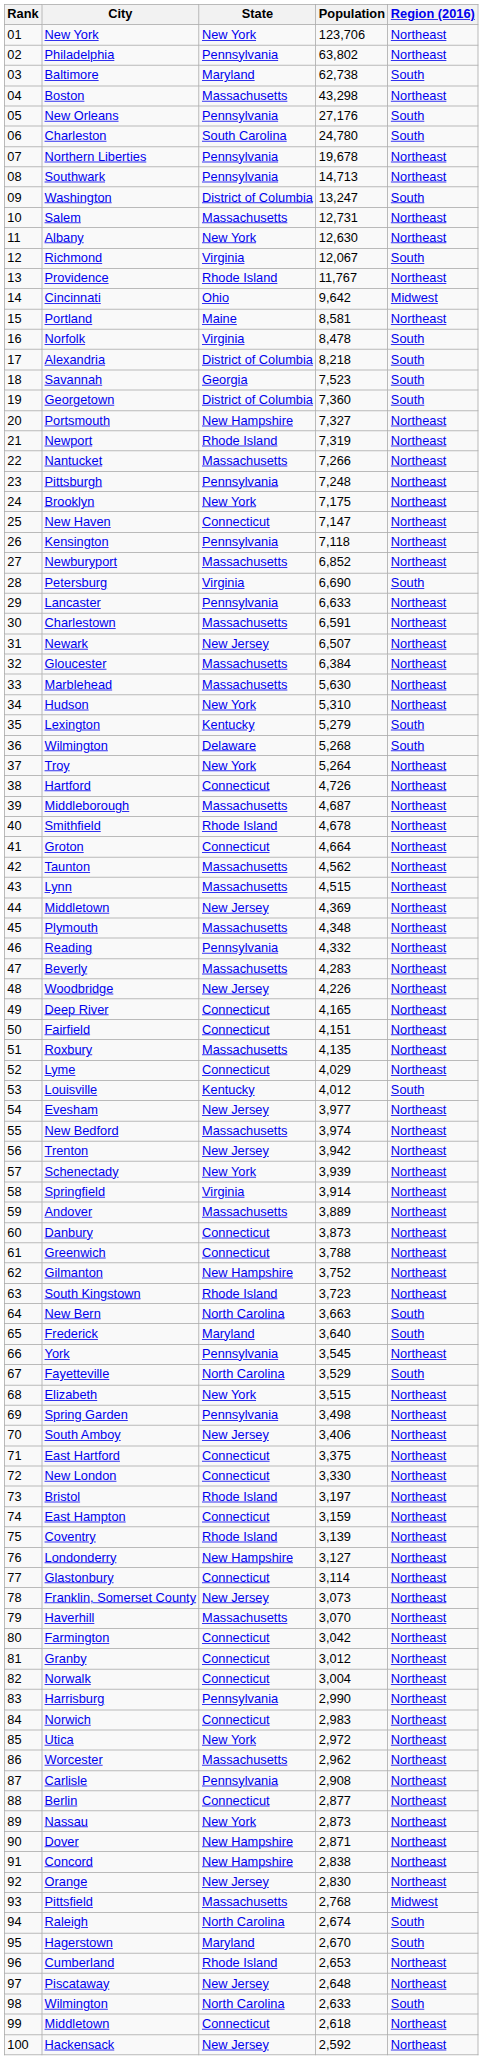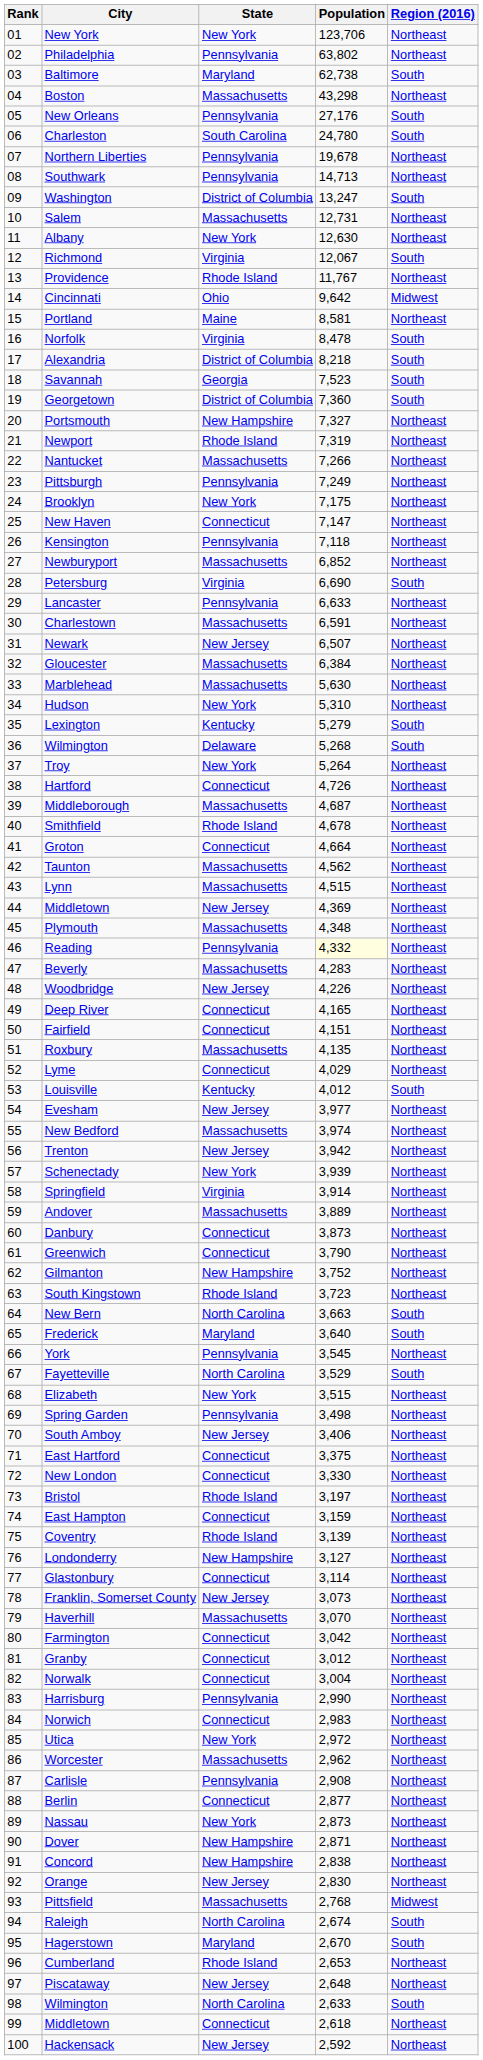(335, 481) 7,248 -> (335, 481) 7,249
(335, 948) no background -> (335, 948) lightyellow background
(335, 1252) 3,788 -> (335, 1252) 3,790
